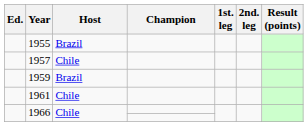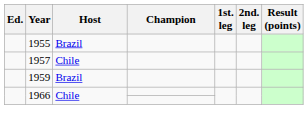- row: (39, 95)
